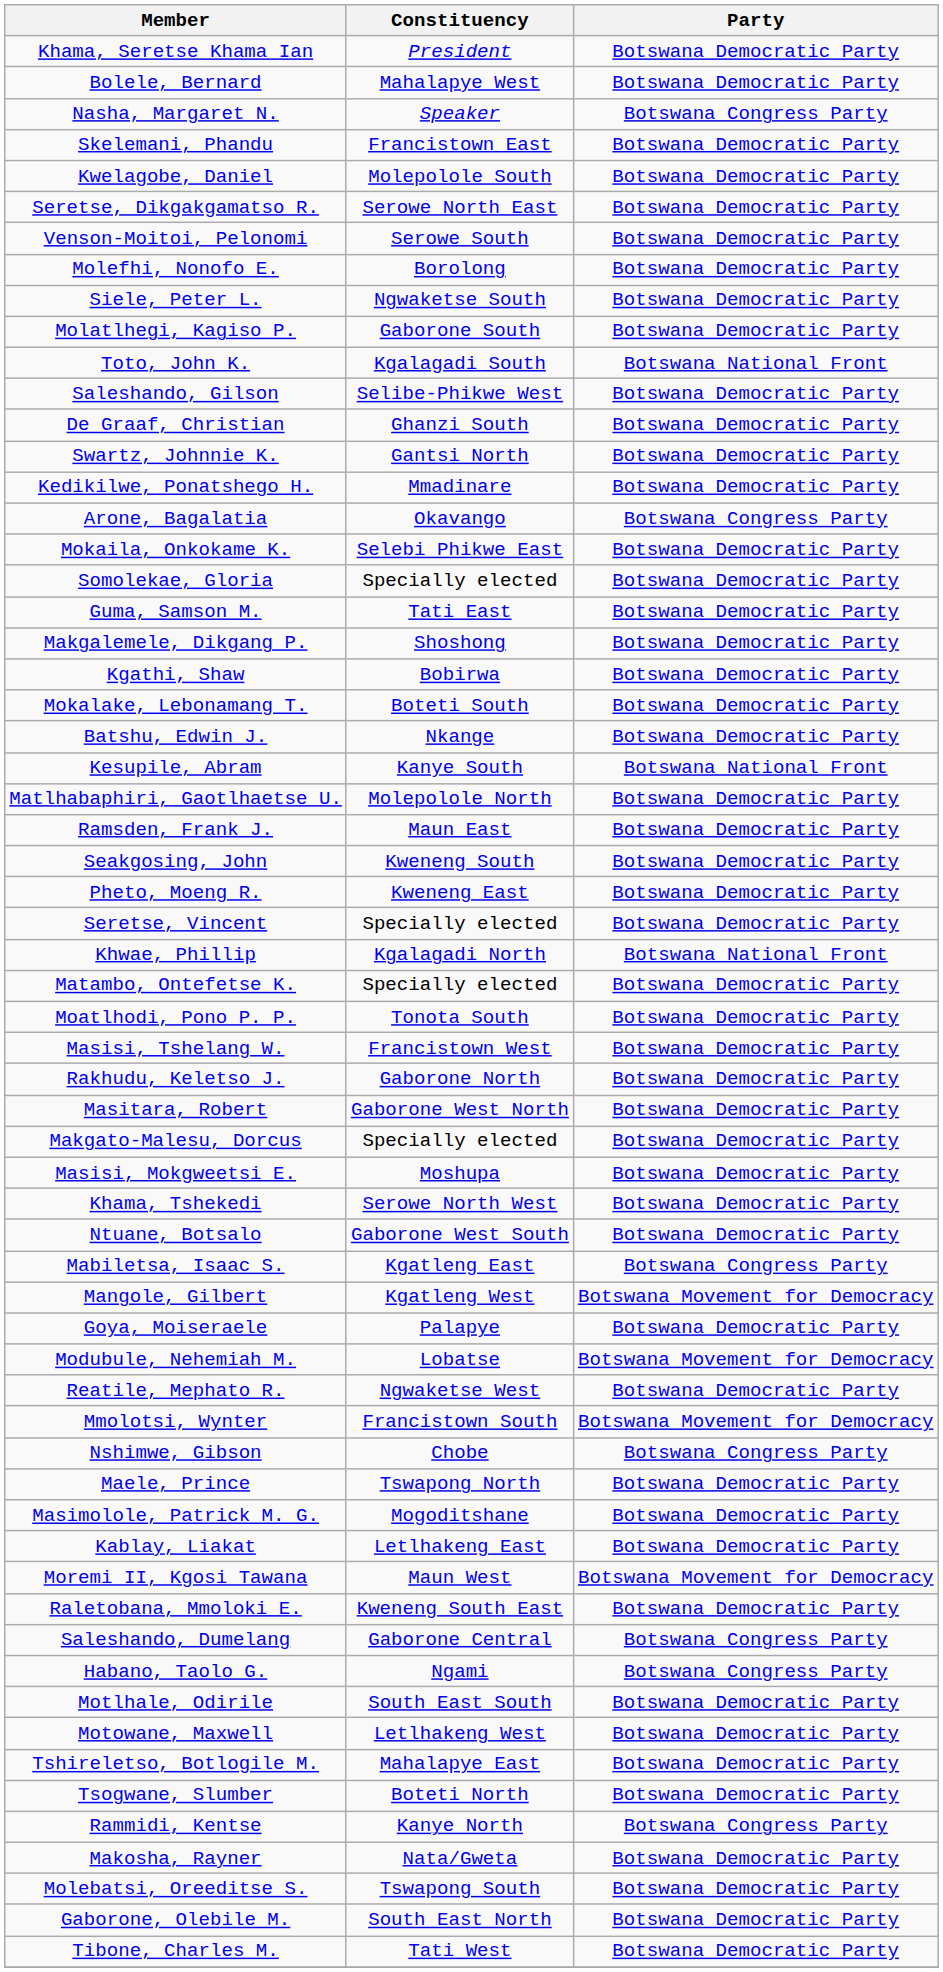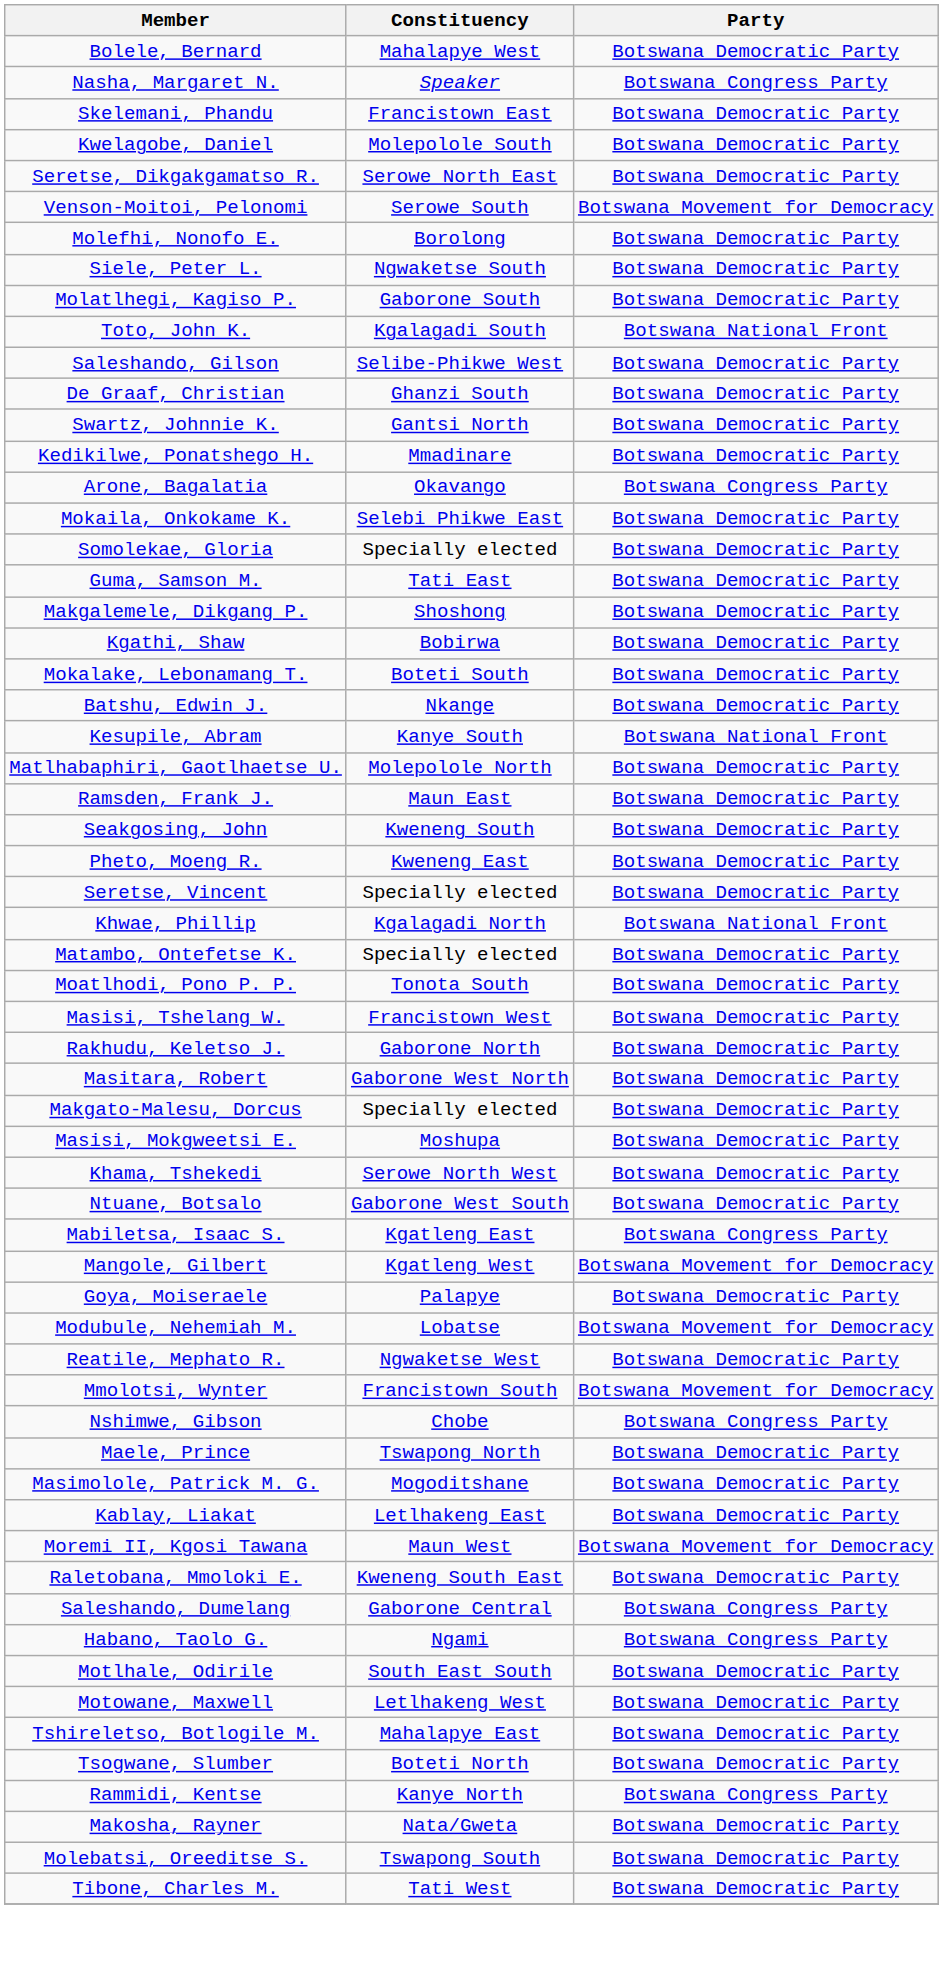- row: (176, 51)
(756, 238) Botswana Democratic Party -> (756, 207) Botswana Movement for Democracy
- row: (176, 1920)
